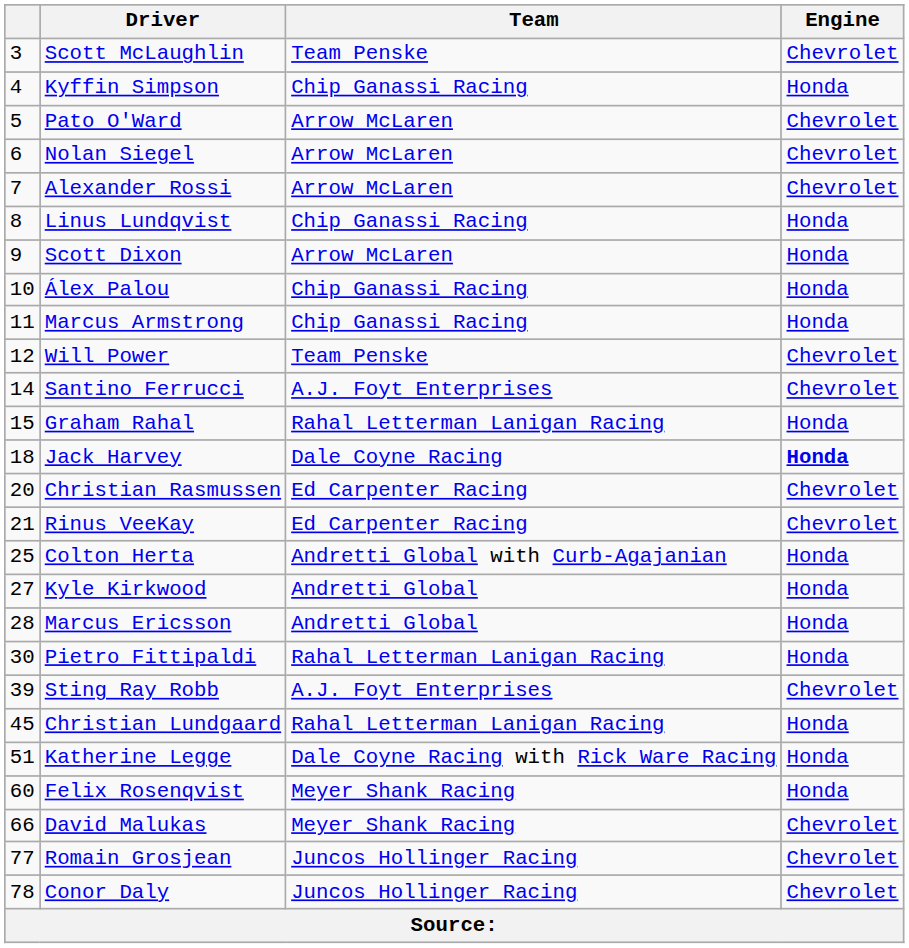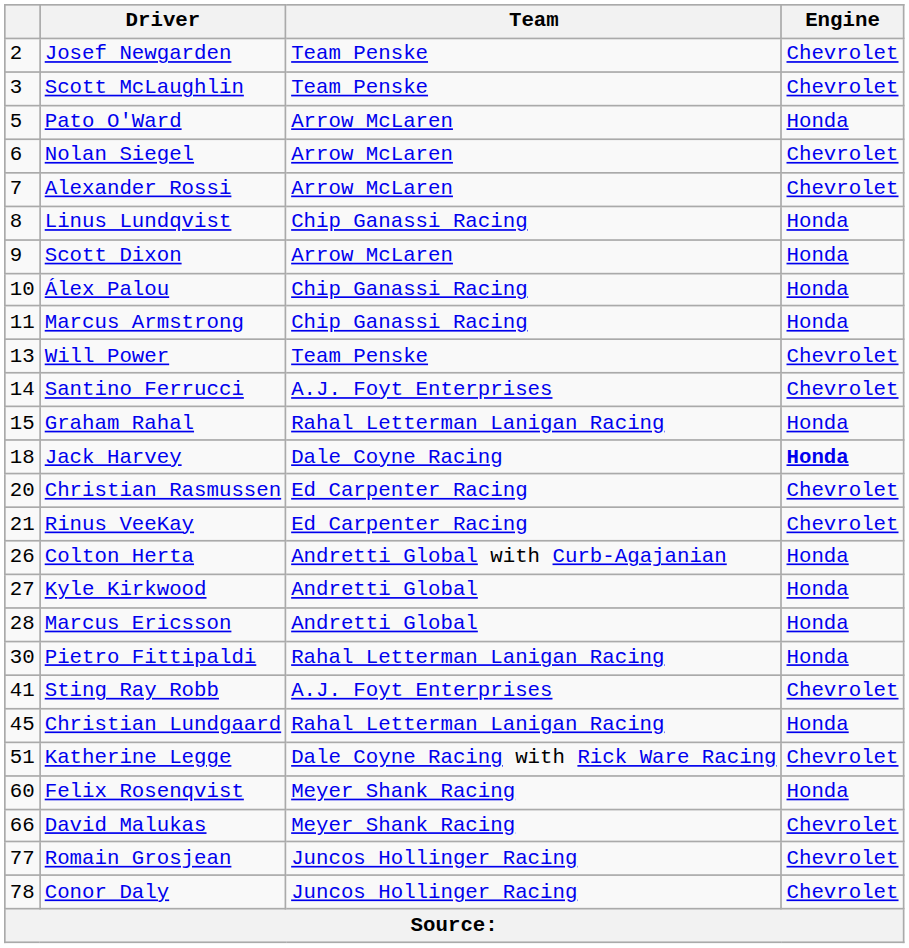+ row: (138, 55)
- row: (132, 89)
(843, 122) Chevrolet -> (818, 122) Honda
(22, 357) 12 -> (22, 357) 13
(22, 558) 25 -> (22, 558) 26
(22, 692) 39 -> (22, 692) 41
(818, 759) Honda -> (843, 759) Chevrolet
